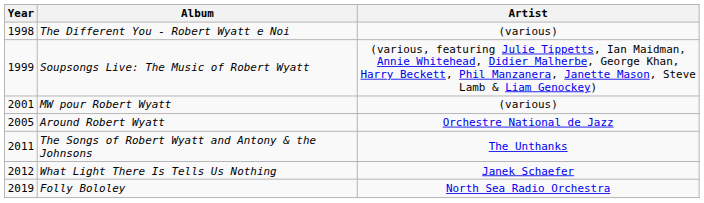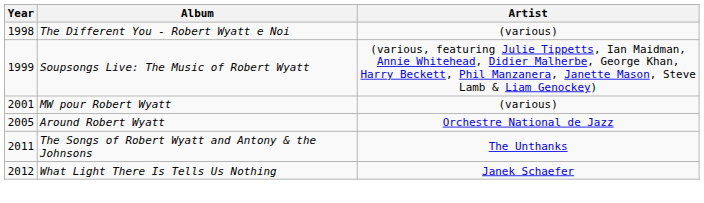- row: (83, 188)
